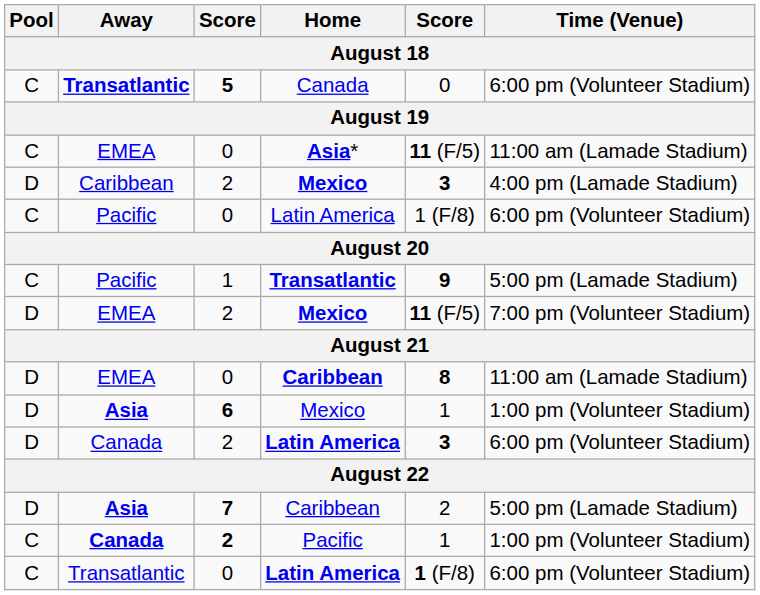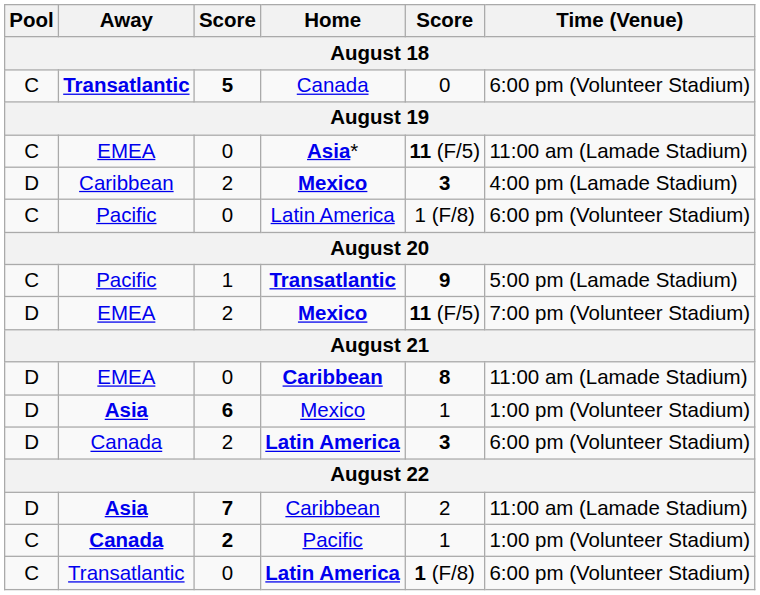(614, 507) 5:00 pm (Lamade Stadium) -> (618, 507) 11:00 am (Lamade Stadium)
